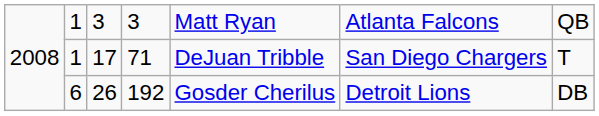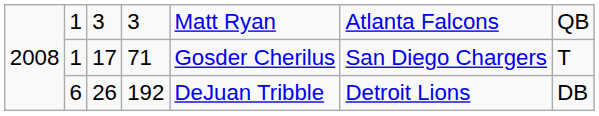(249, 57) DeJuan Tribble -> (255, 57) Gosder Cherilus
(255, 92) Gosder Cherilus -> (249, 92) DeJuan Tribble
